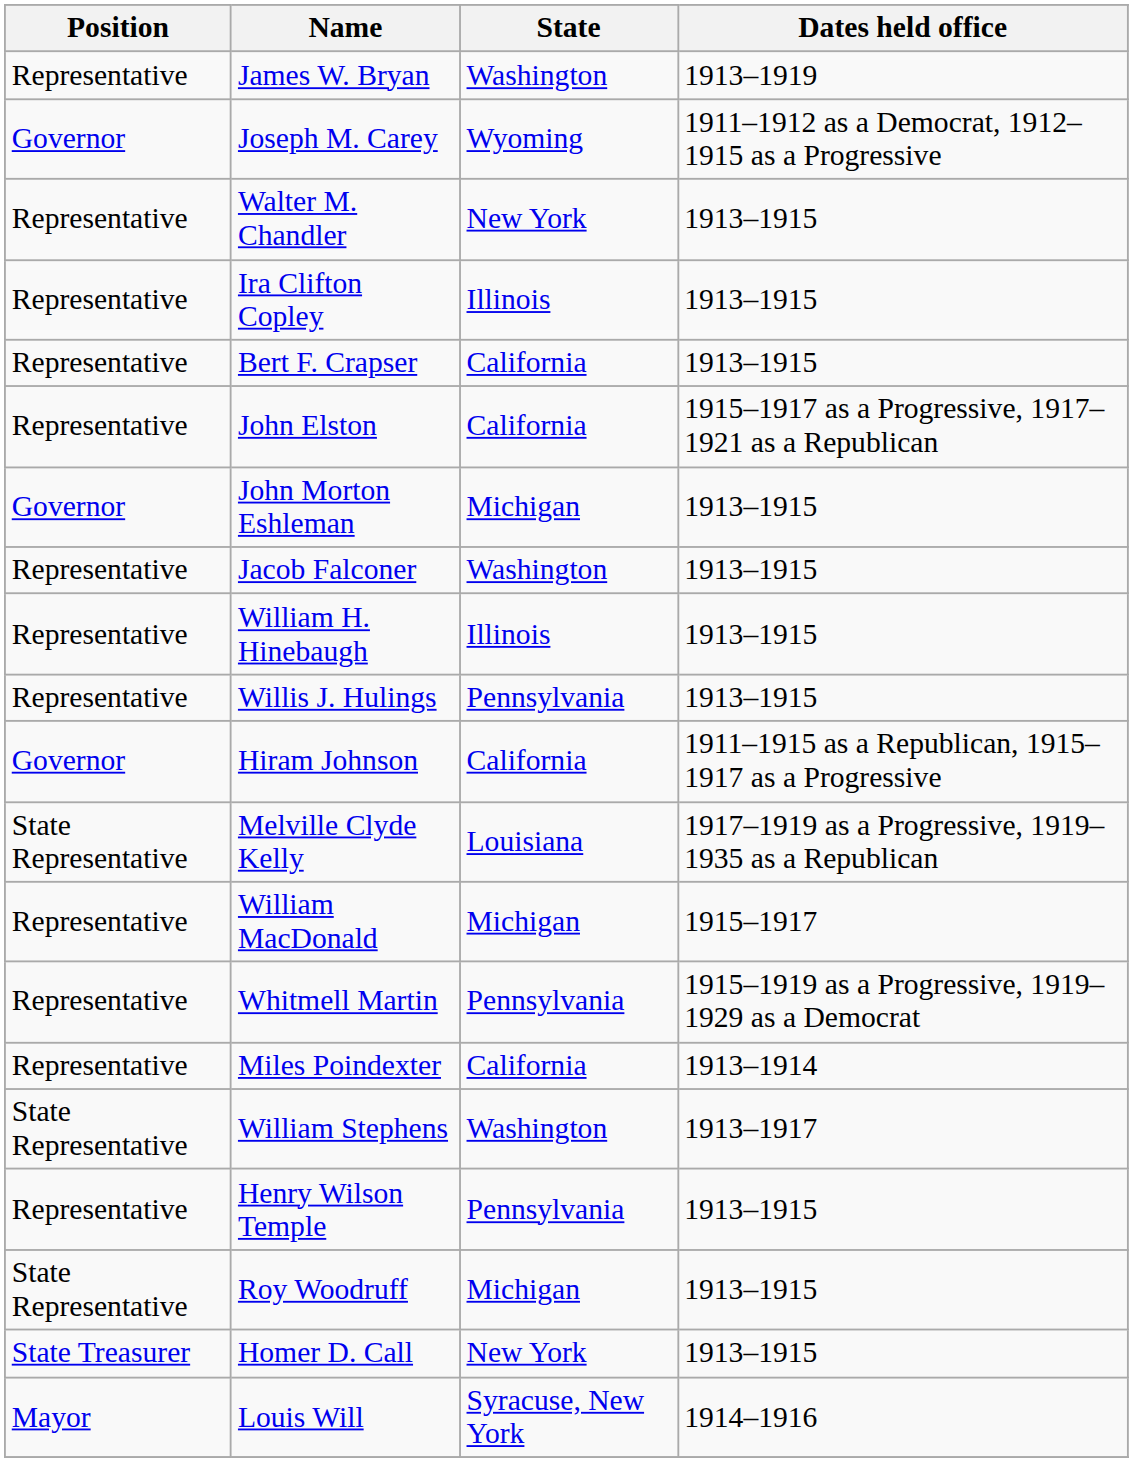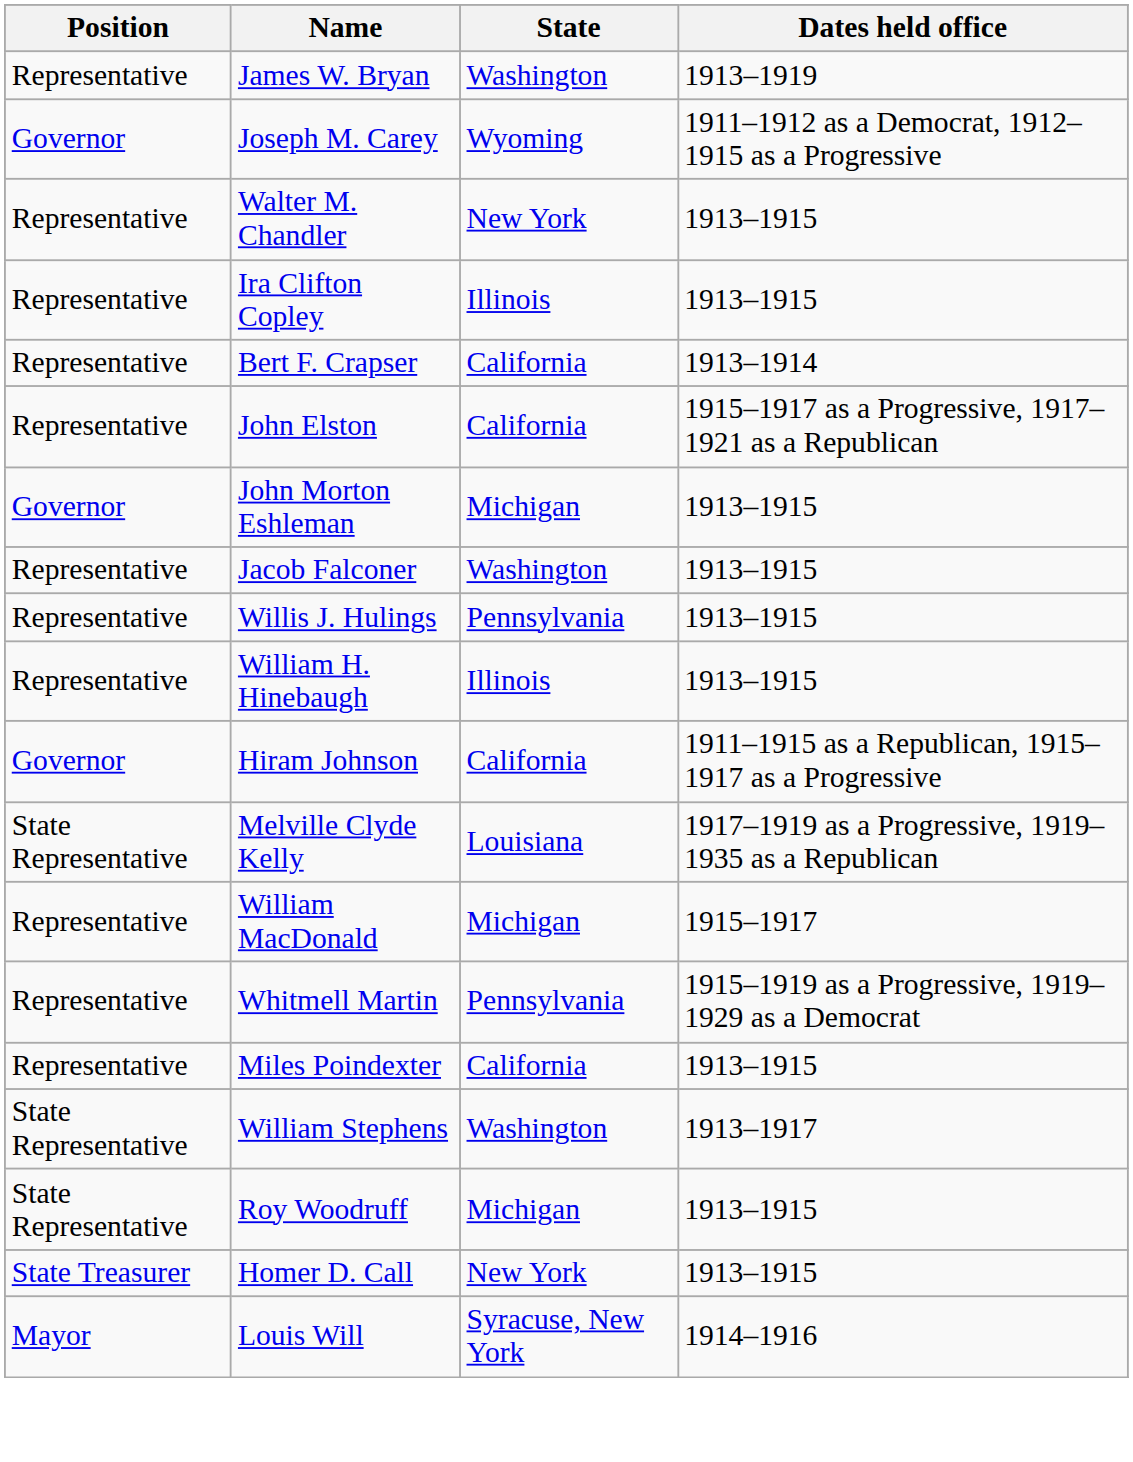(751, 362) 1913–1915 -> (751, 362) 1913–1914
rows swapped: (304, 633) <-> (337, 697)
(751, 1065) 1913–1914 -> (751, 1065) 1913–1915
- row: (321, 1208)
